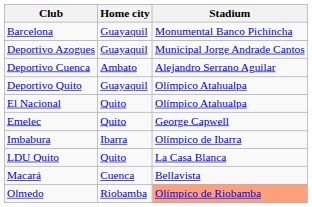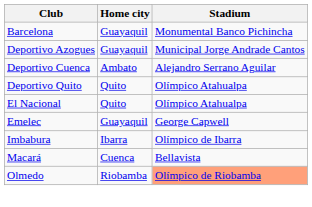(124, 85) Guayaquil -> (113, 85) Quito
(113, 121) Quito -> (124, 121) Guayaquil
- row: (33, 157)
